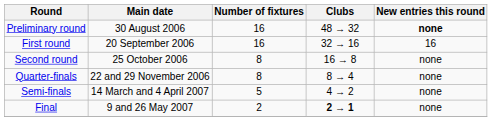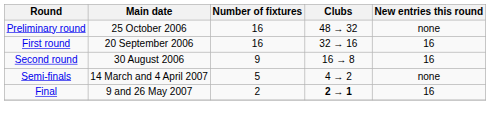(150, 28) 30 August 2006 -> (149, 28) 25 October 2006
(431, 28) bold -> (429, 28) normal
(150, 60) 25 October 2006 -> (149, 60) 30 August 2006
(259, 60) 8 -> (257, 60) 9
(431, 60) none -> (429, 60) 16
- row: (46, 76)
(431, 108) none -> (429, 92) 16
